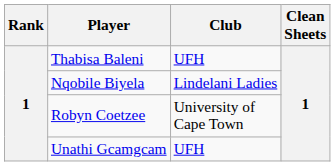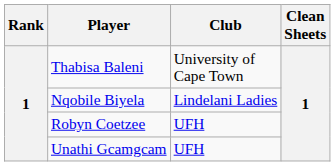(189, 58) UFH -> (214, 66) University of Cape Town
(214, 115) University of Cape Town -> (189, 124) UFH
